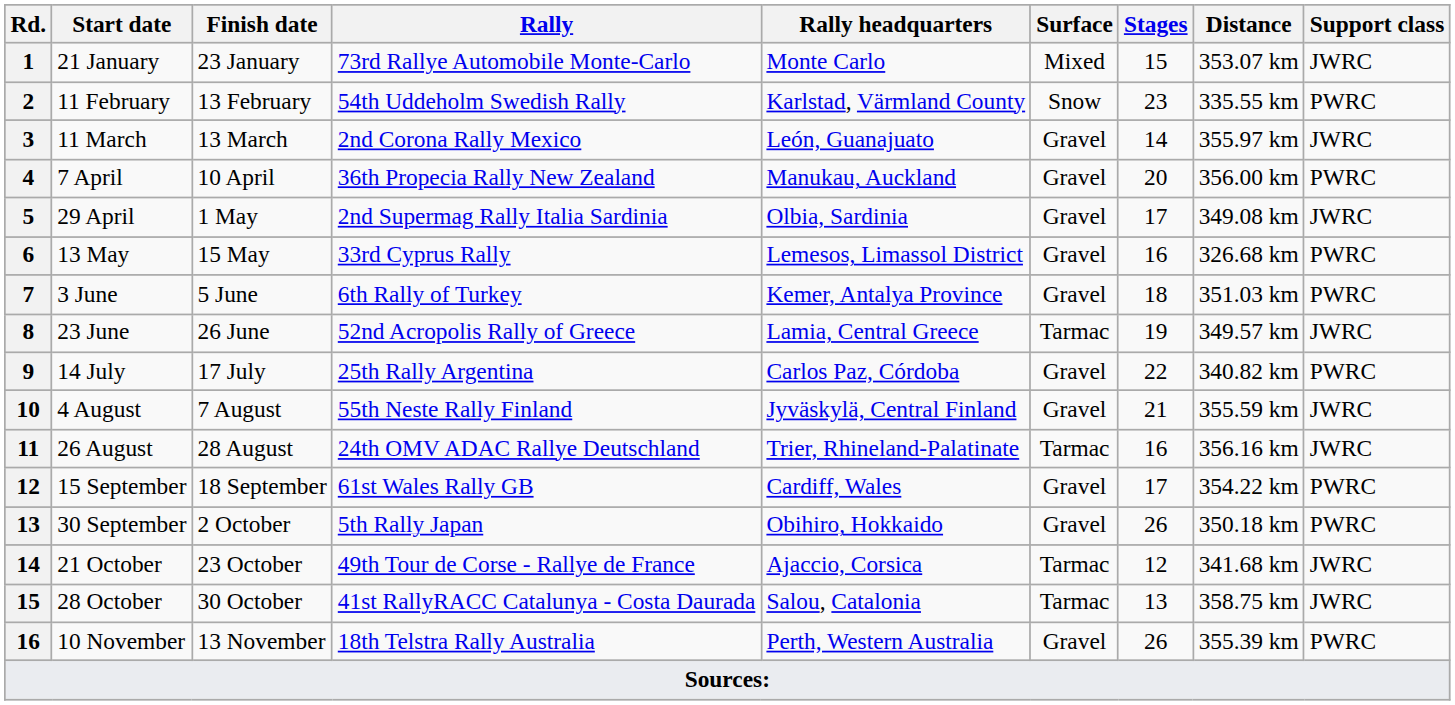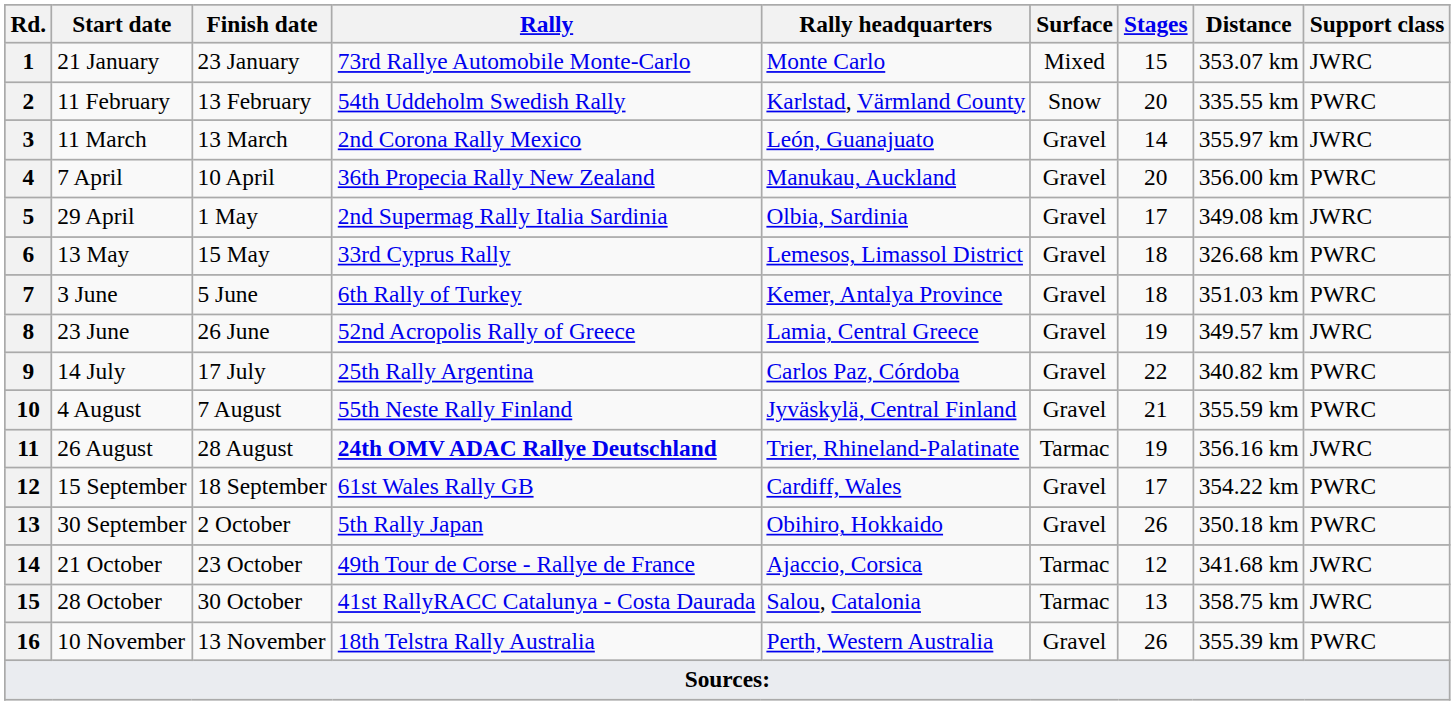(1156, 100) 23 -> (1156, 100) 20
(1156, 254) 16 -> (1156, 254) 18
(1075, 332) Tarmac -> (1075, 332) Gravel
(1341, 409) JWRC -> (1343, 409) PWRC
(519, 447) normal -> (527, 447) bold
(1156, 447) 16 -> (1156, 447) 19
